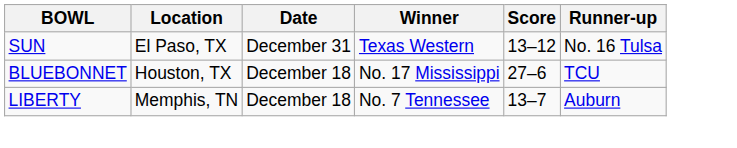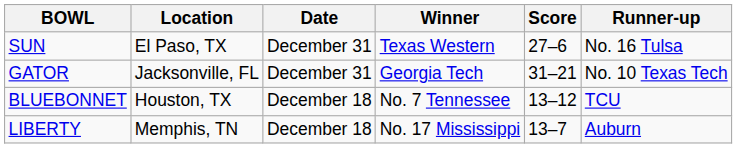(532, 45) 13–12 -> (548, 45) 27–6
+ row: (39, 73)
(429, 73) No. 17 Mississippi -> (445, 101) No. 7 Tennessee
(527, 73) 27–6 -> (553, 101) 13–12
(424, 101) No. 7 Tennessee -> (450, 128) No. 17 Mississippi
